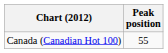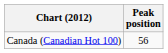(143, 40) 55 -> (143, 40) 56
